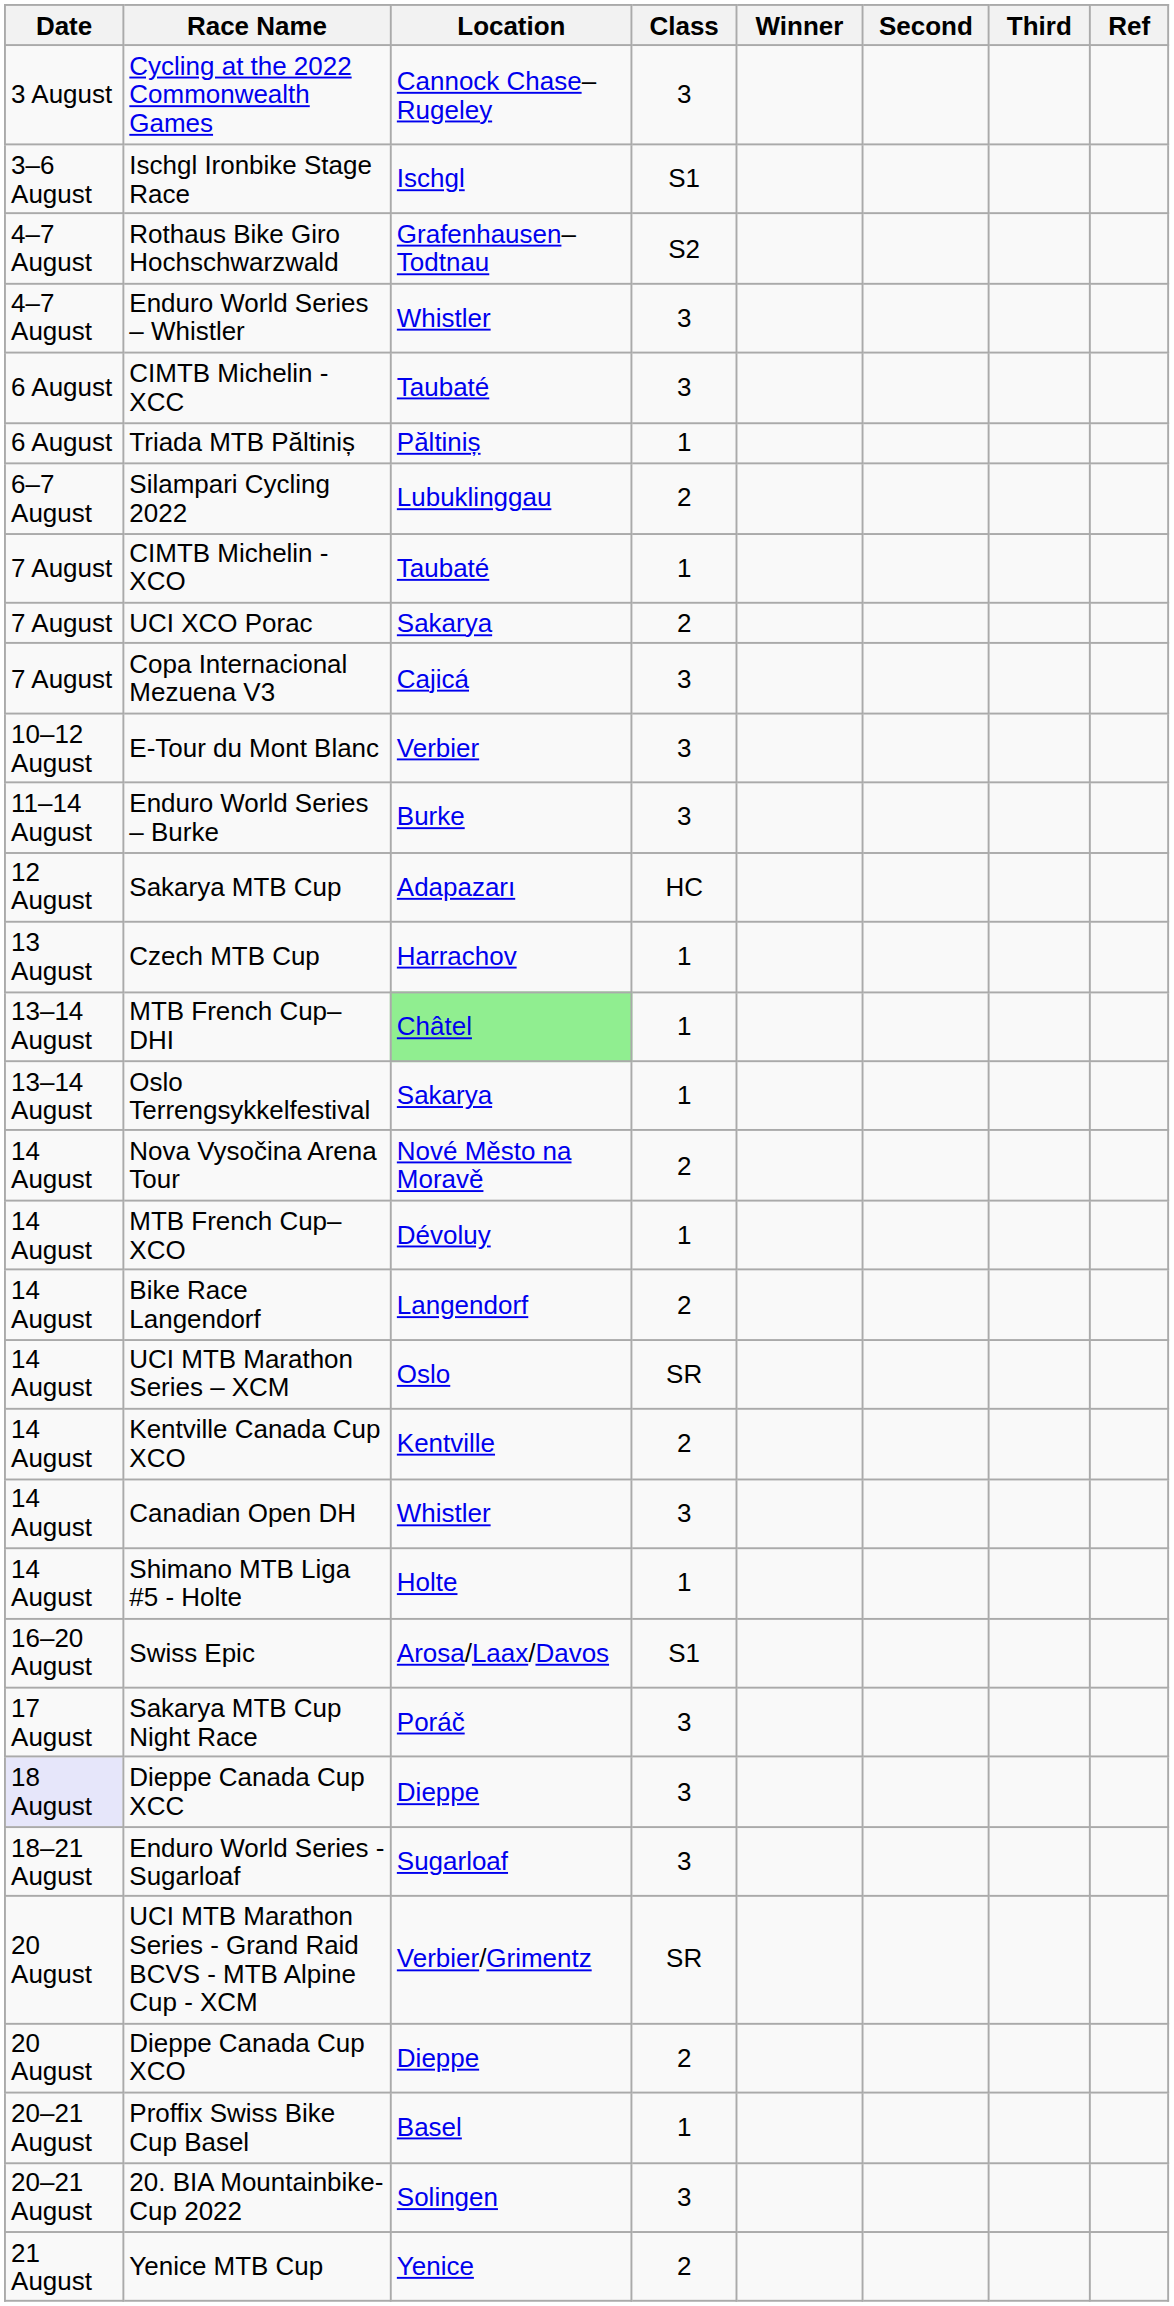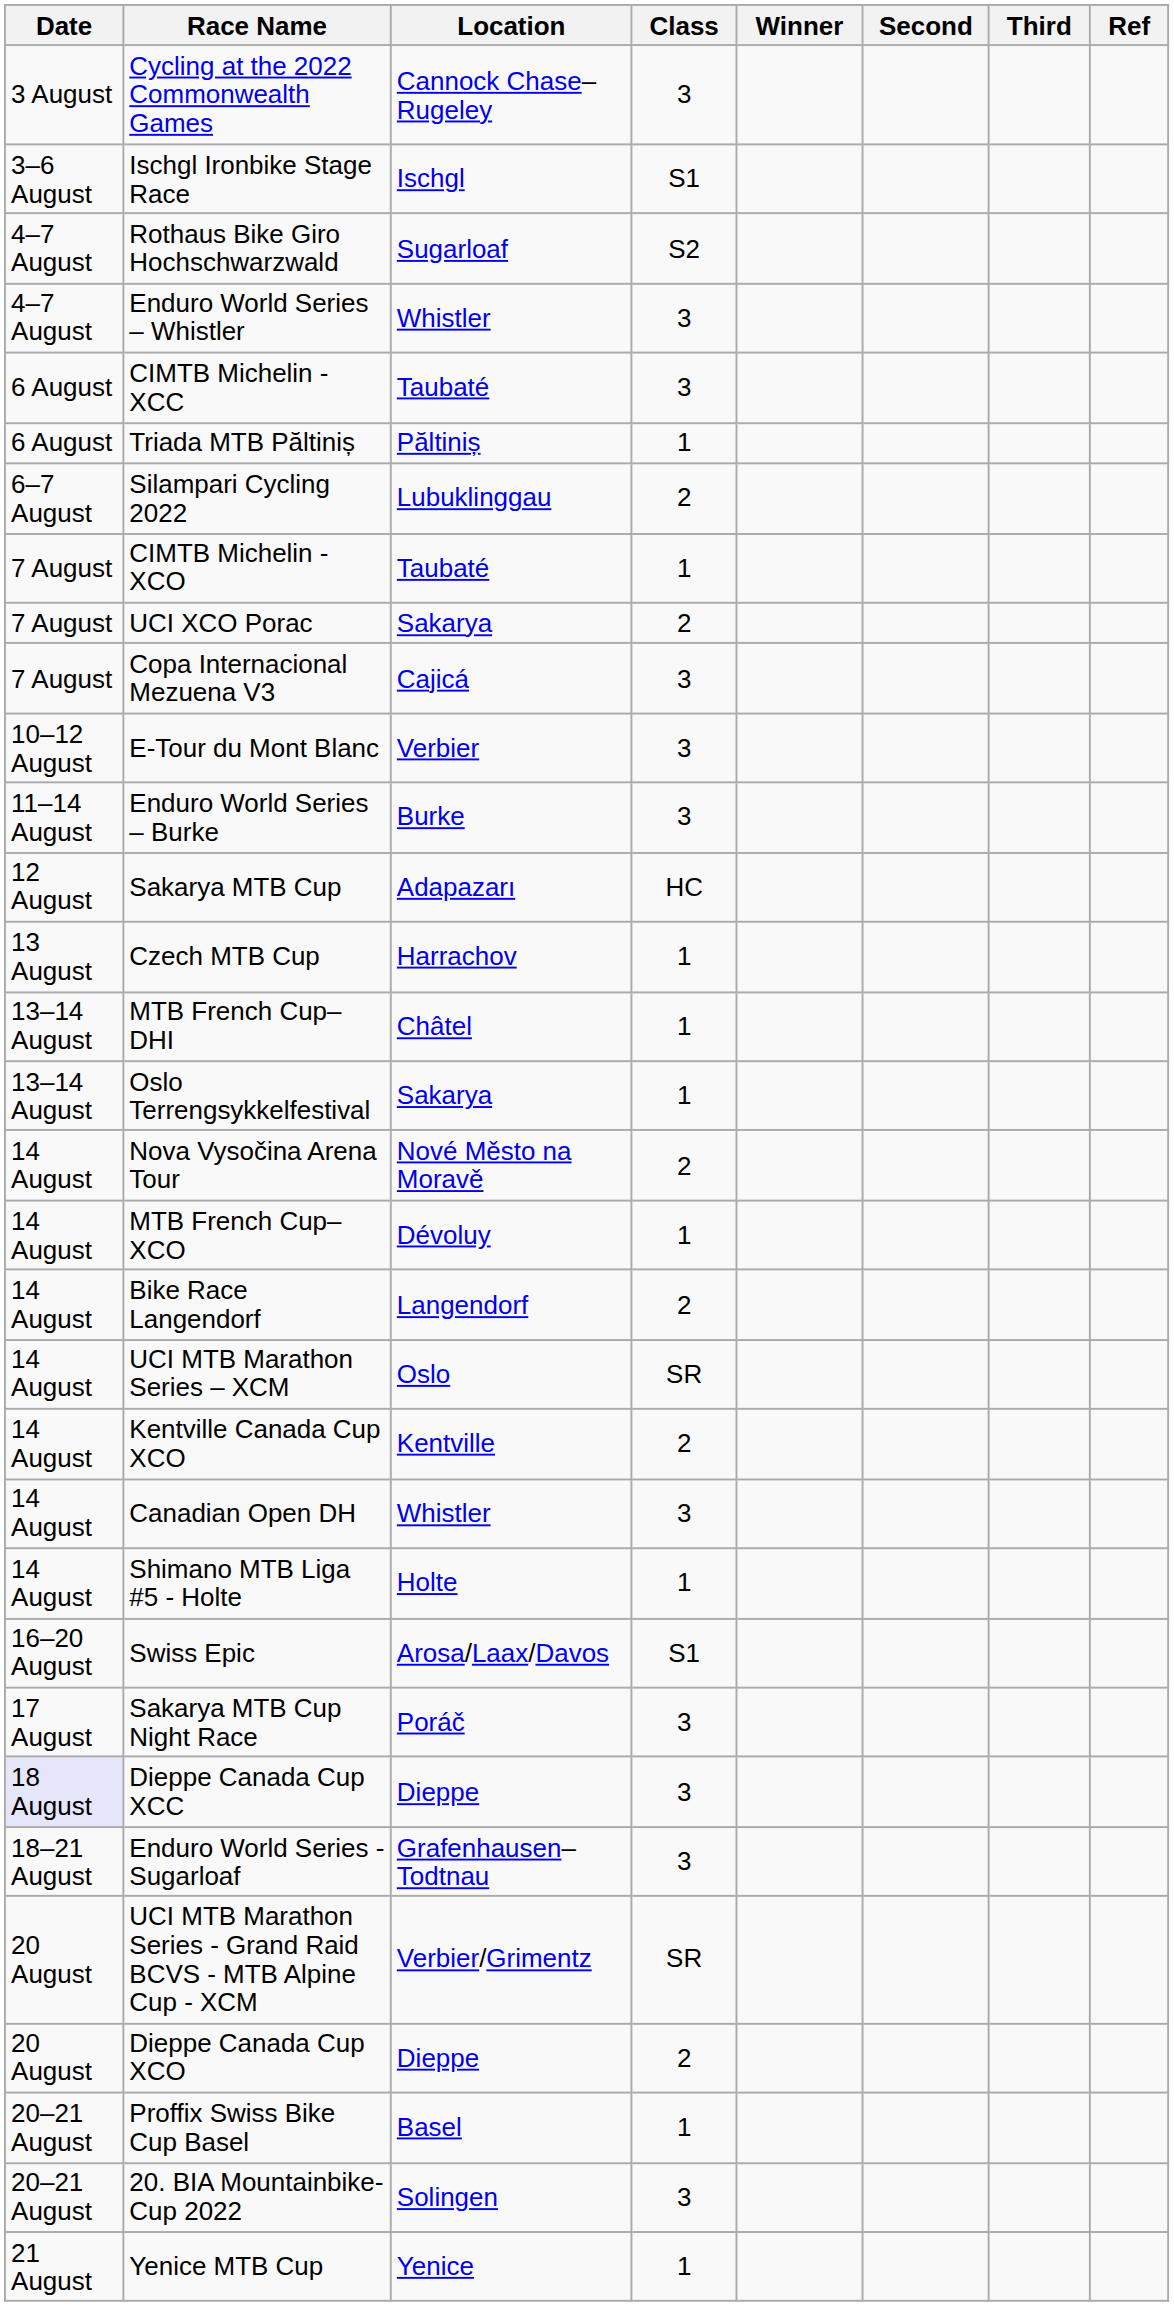(486, 248) Grafenhausen–Todtnau -> (452, 248) Sugarloaf
(434, 1026) lightgreen background -> (434, 1026) no background
(452, 1861) Sugarloaf -> (486, 1861) Grafenhausen–Todtnau
(684, 2266) 2 -> (684, 2266) 1
